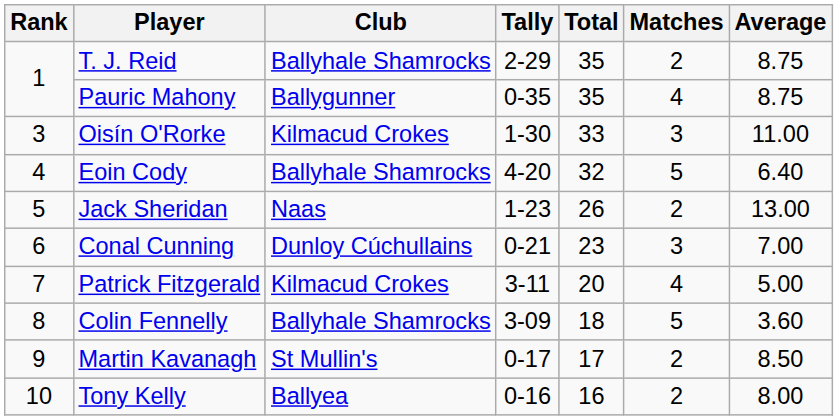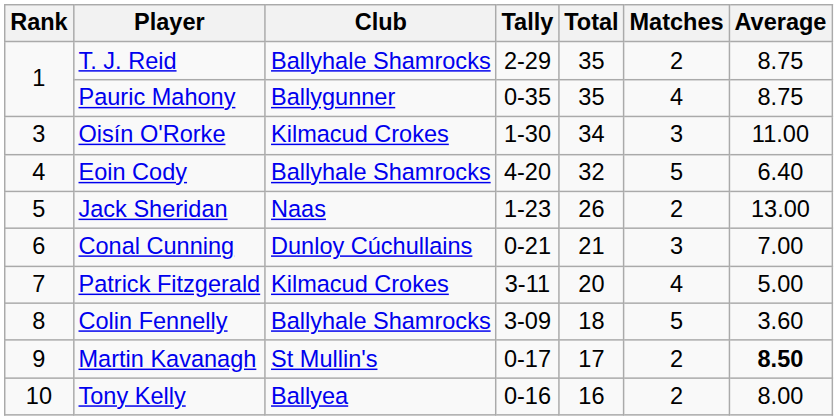(591, 135) 33 -> (591, 135) 34
(591, 246) 23 -> (591, 246) 21
(780, 358) normal -> (780, 358) bold
